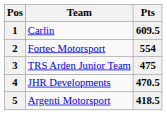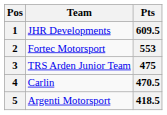(41, 30) Carlin -> (69, 30) JHR Developments
(148, 47) 554 -> (148, 47) 553
(69, 82) JHR Developments -> (41, 82) Carlin
